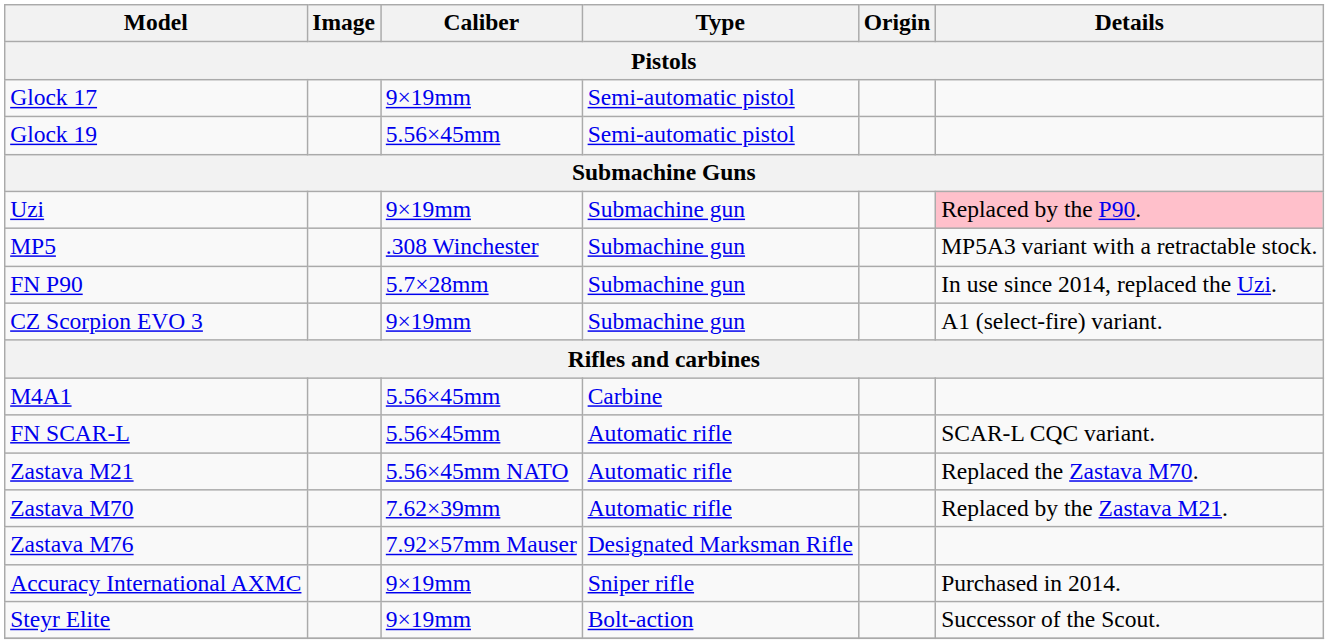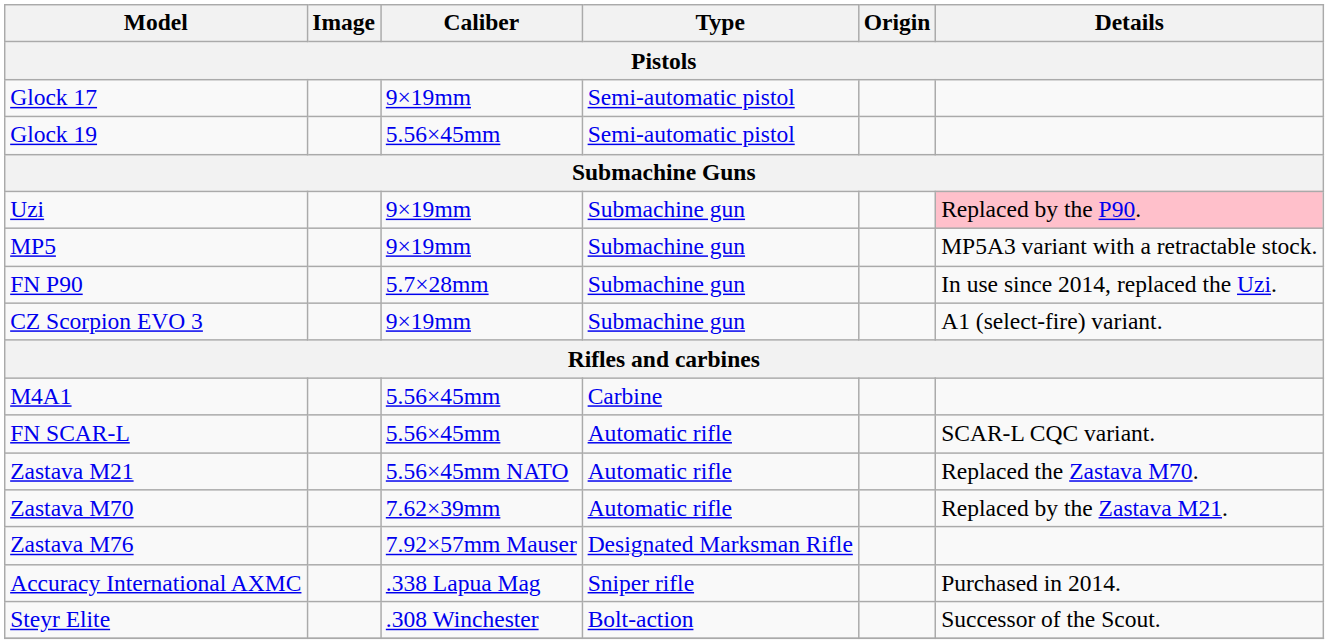(462, 246) .308 Winchester -> (428, 246) 9×19mm
(428, 582) 9×19mm -> (463, 582) .338 Lapua Mag
(428, 619) 9×19mm -> (462, 619) .308 Winchester
